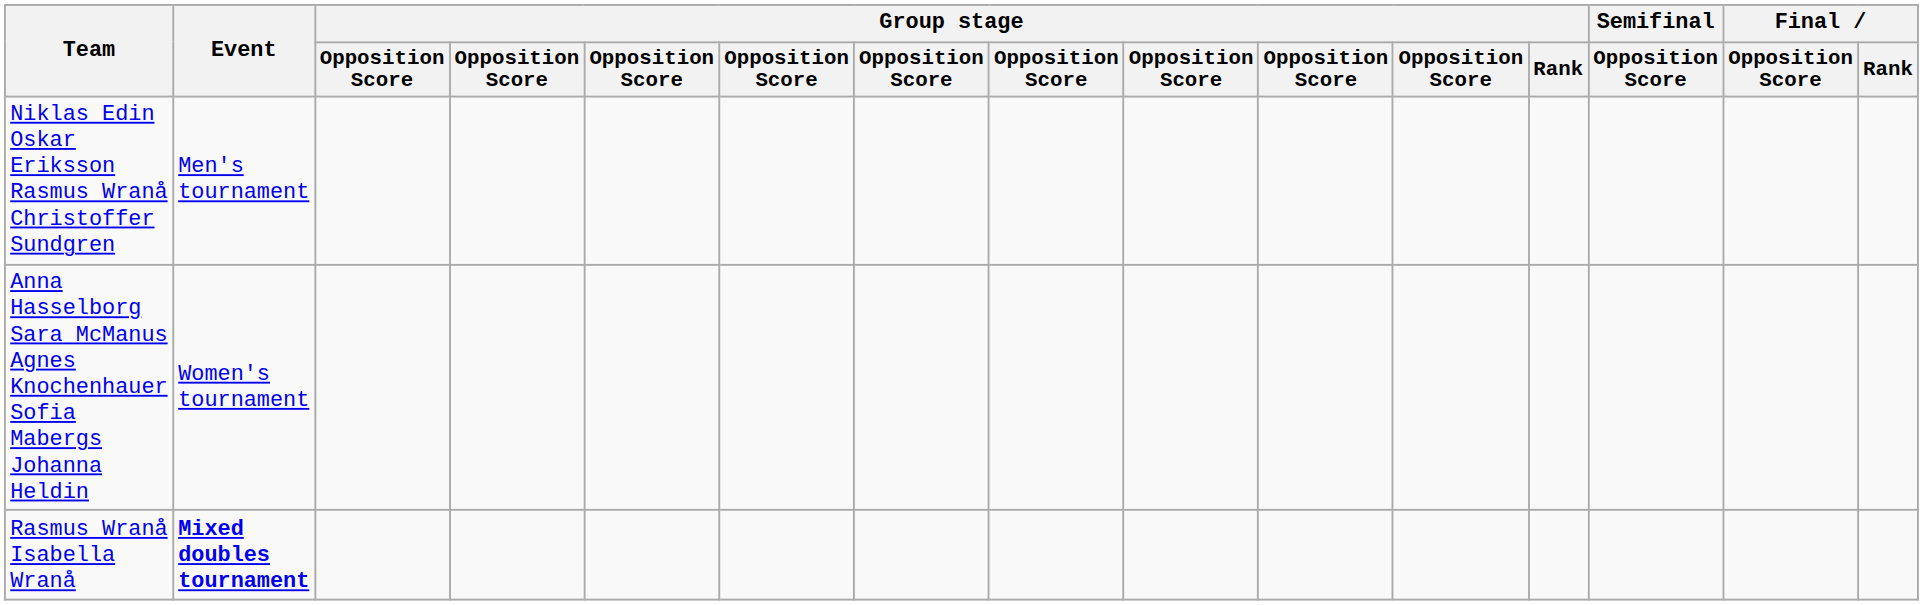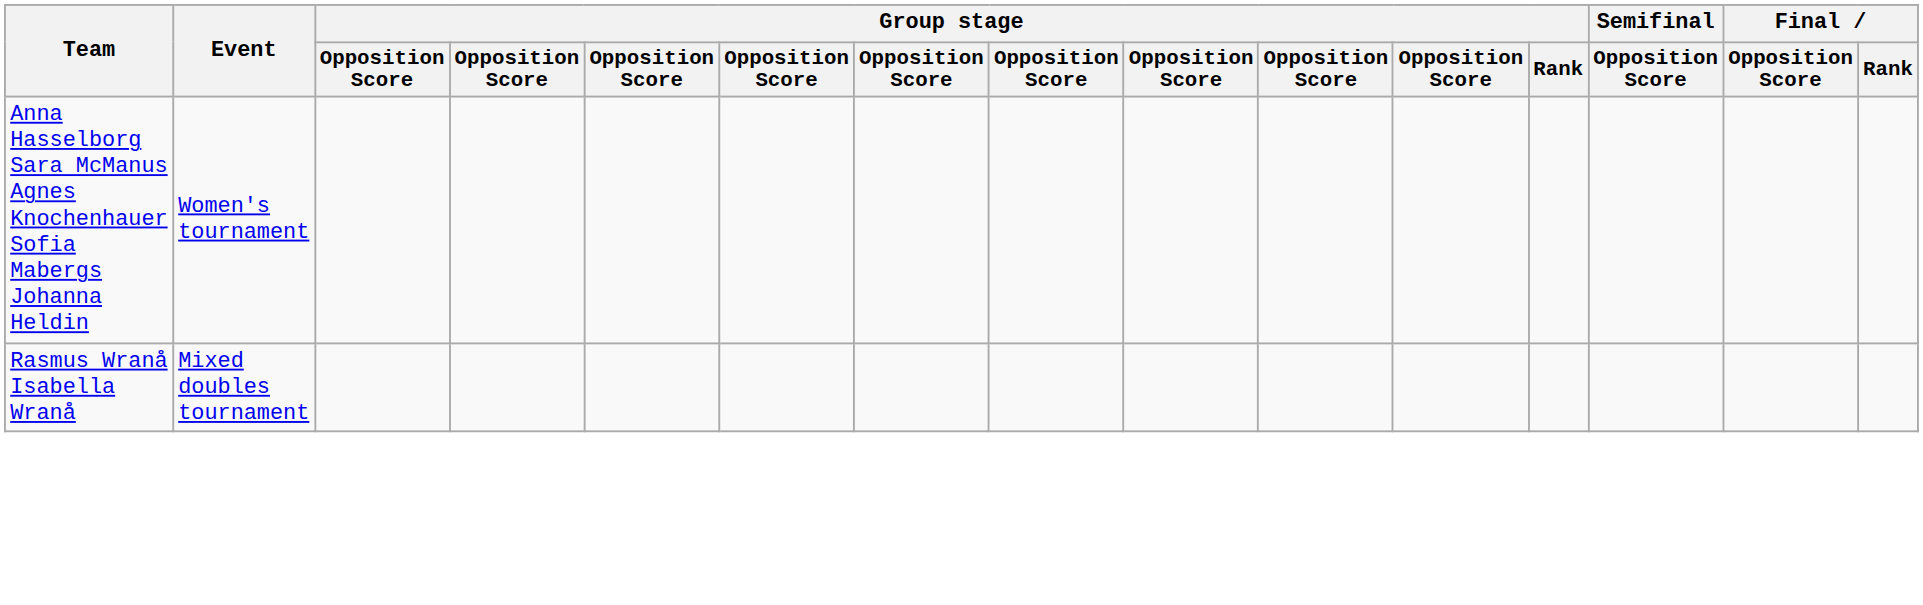- row: (89, 180)
(244, 555) bold -> (244, 387) normal
